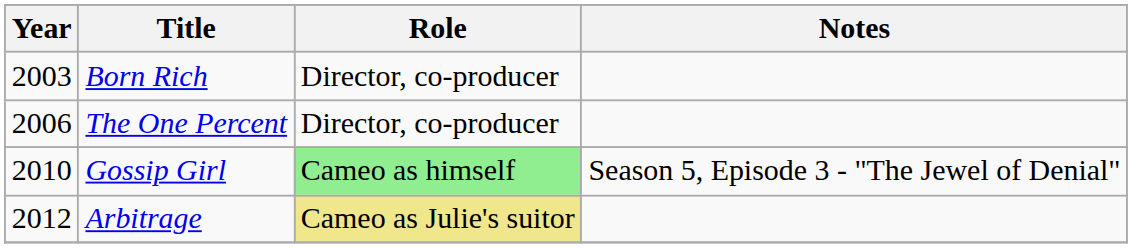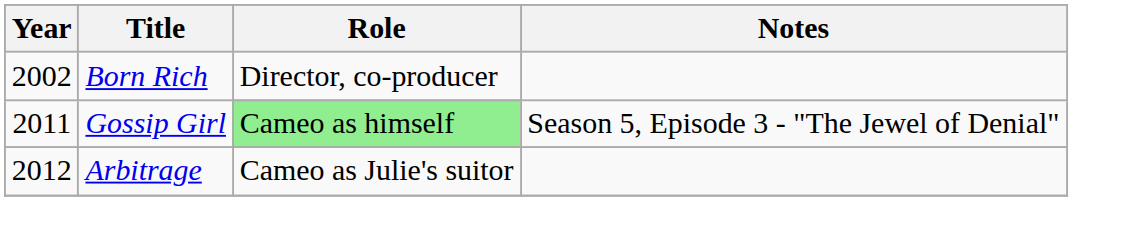(42, 75) 2003 -> (42, 75) 2002
- row: (186, 123)
(42, 170) 2010 -> (42, 123) 2011
(438, 218) khaki background -> (377, 170) no background
